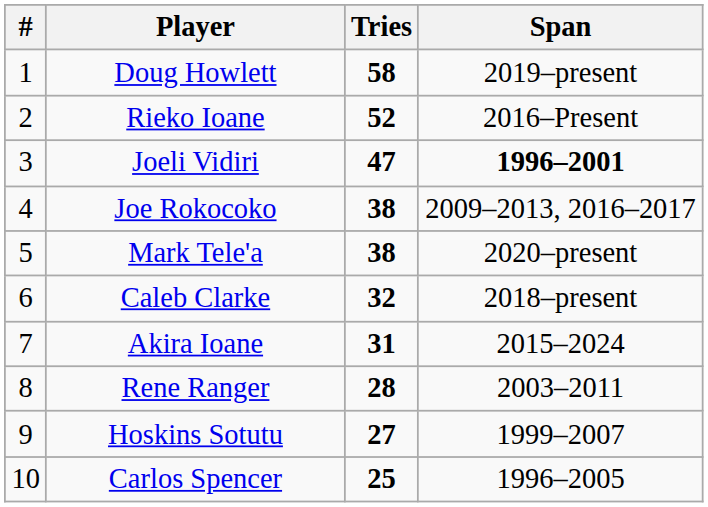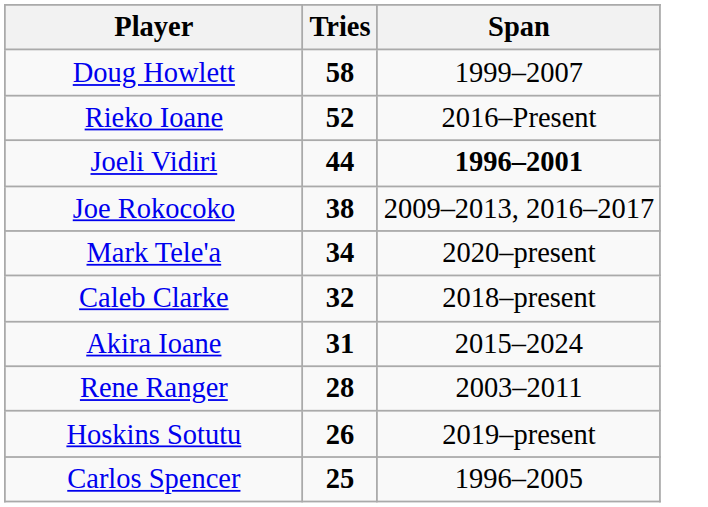- column: (26, 27)
(561, 72) 2019–present -> (519, 72) 1999–2007
(382, 162) 47 -> (340, 162) 44
(382, 252) 38 -> (340, 252) 34
(382, 433) 27 -> (340, 433) 26
(561, 433) 1999–2007 -> (519, 433) 2019–present
